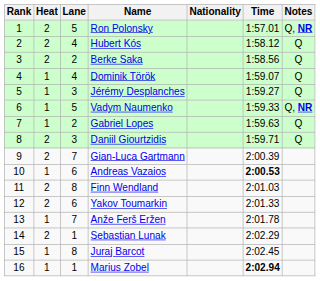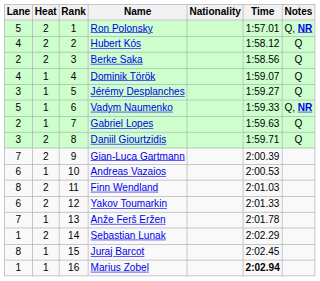columns swapped: (19, 12) <-> (74, 12)
(263, 172) bold -> (263, 172) normal
